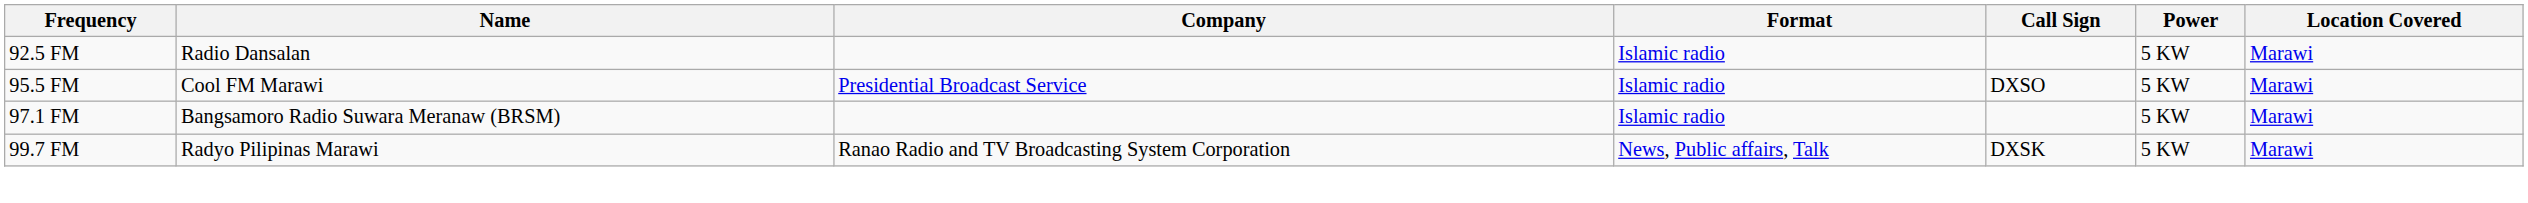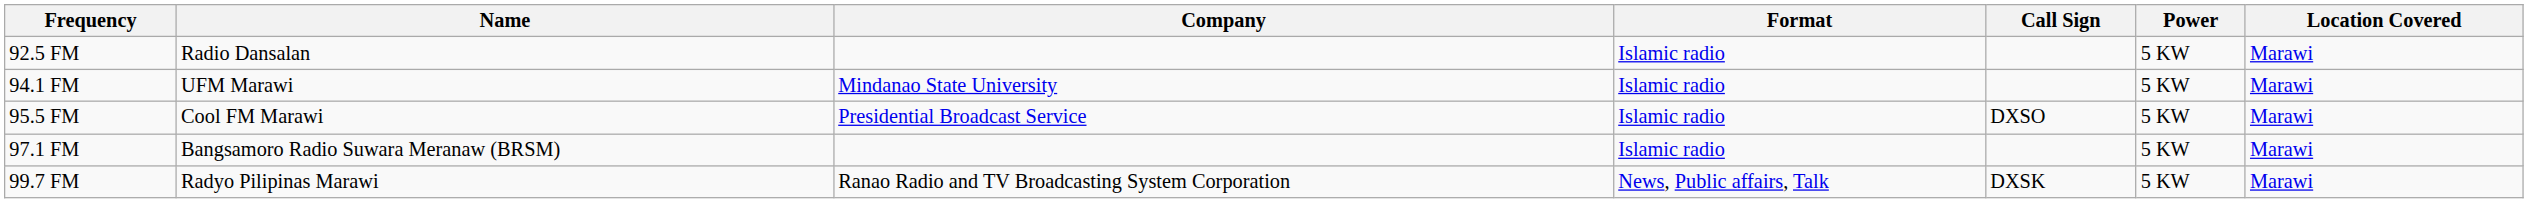+ row: (44, 85)
